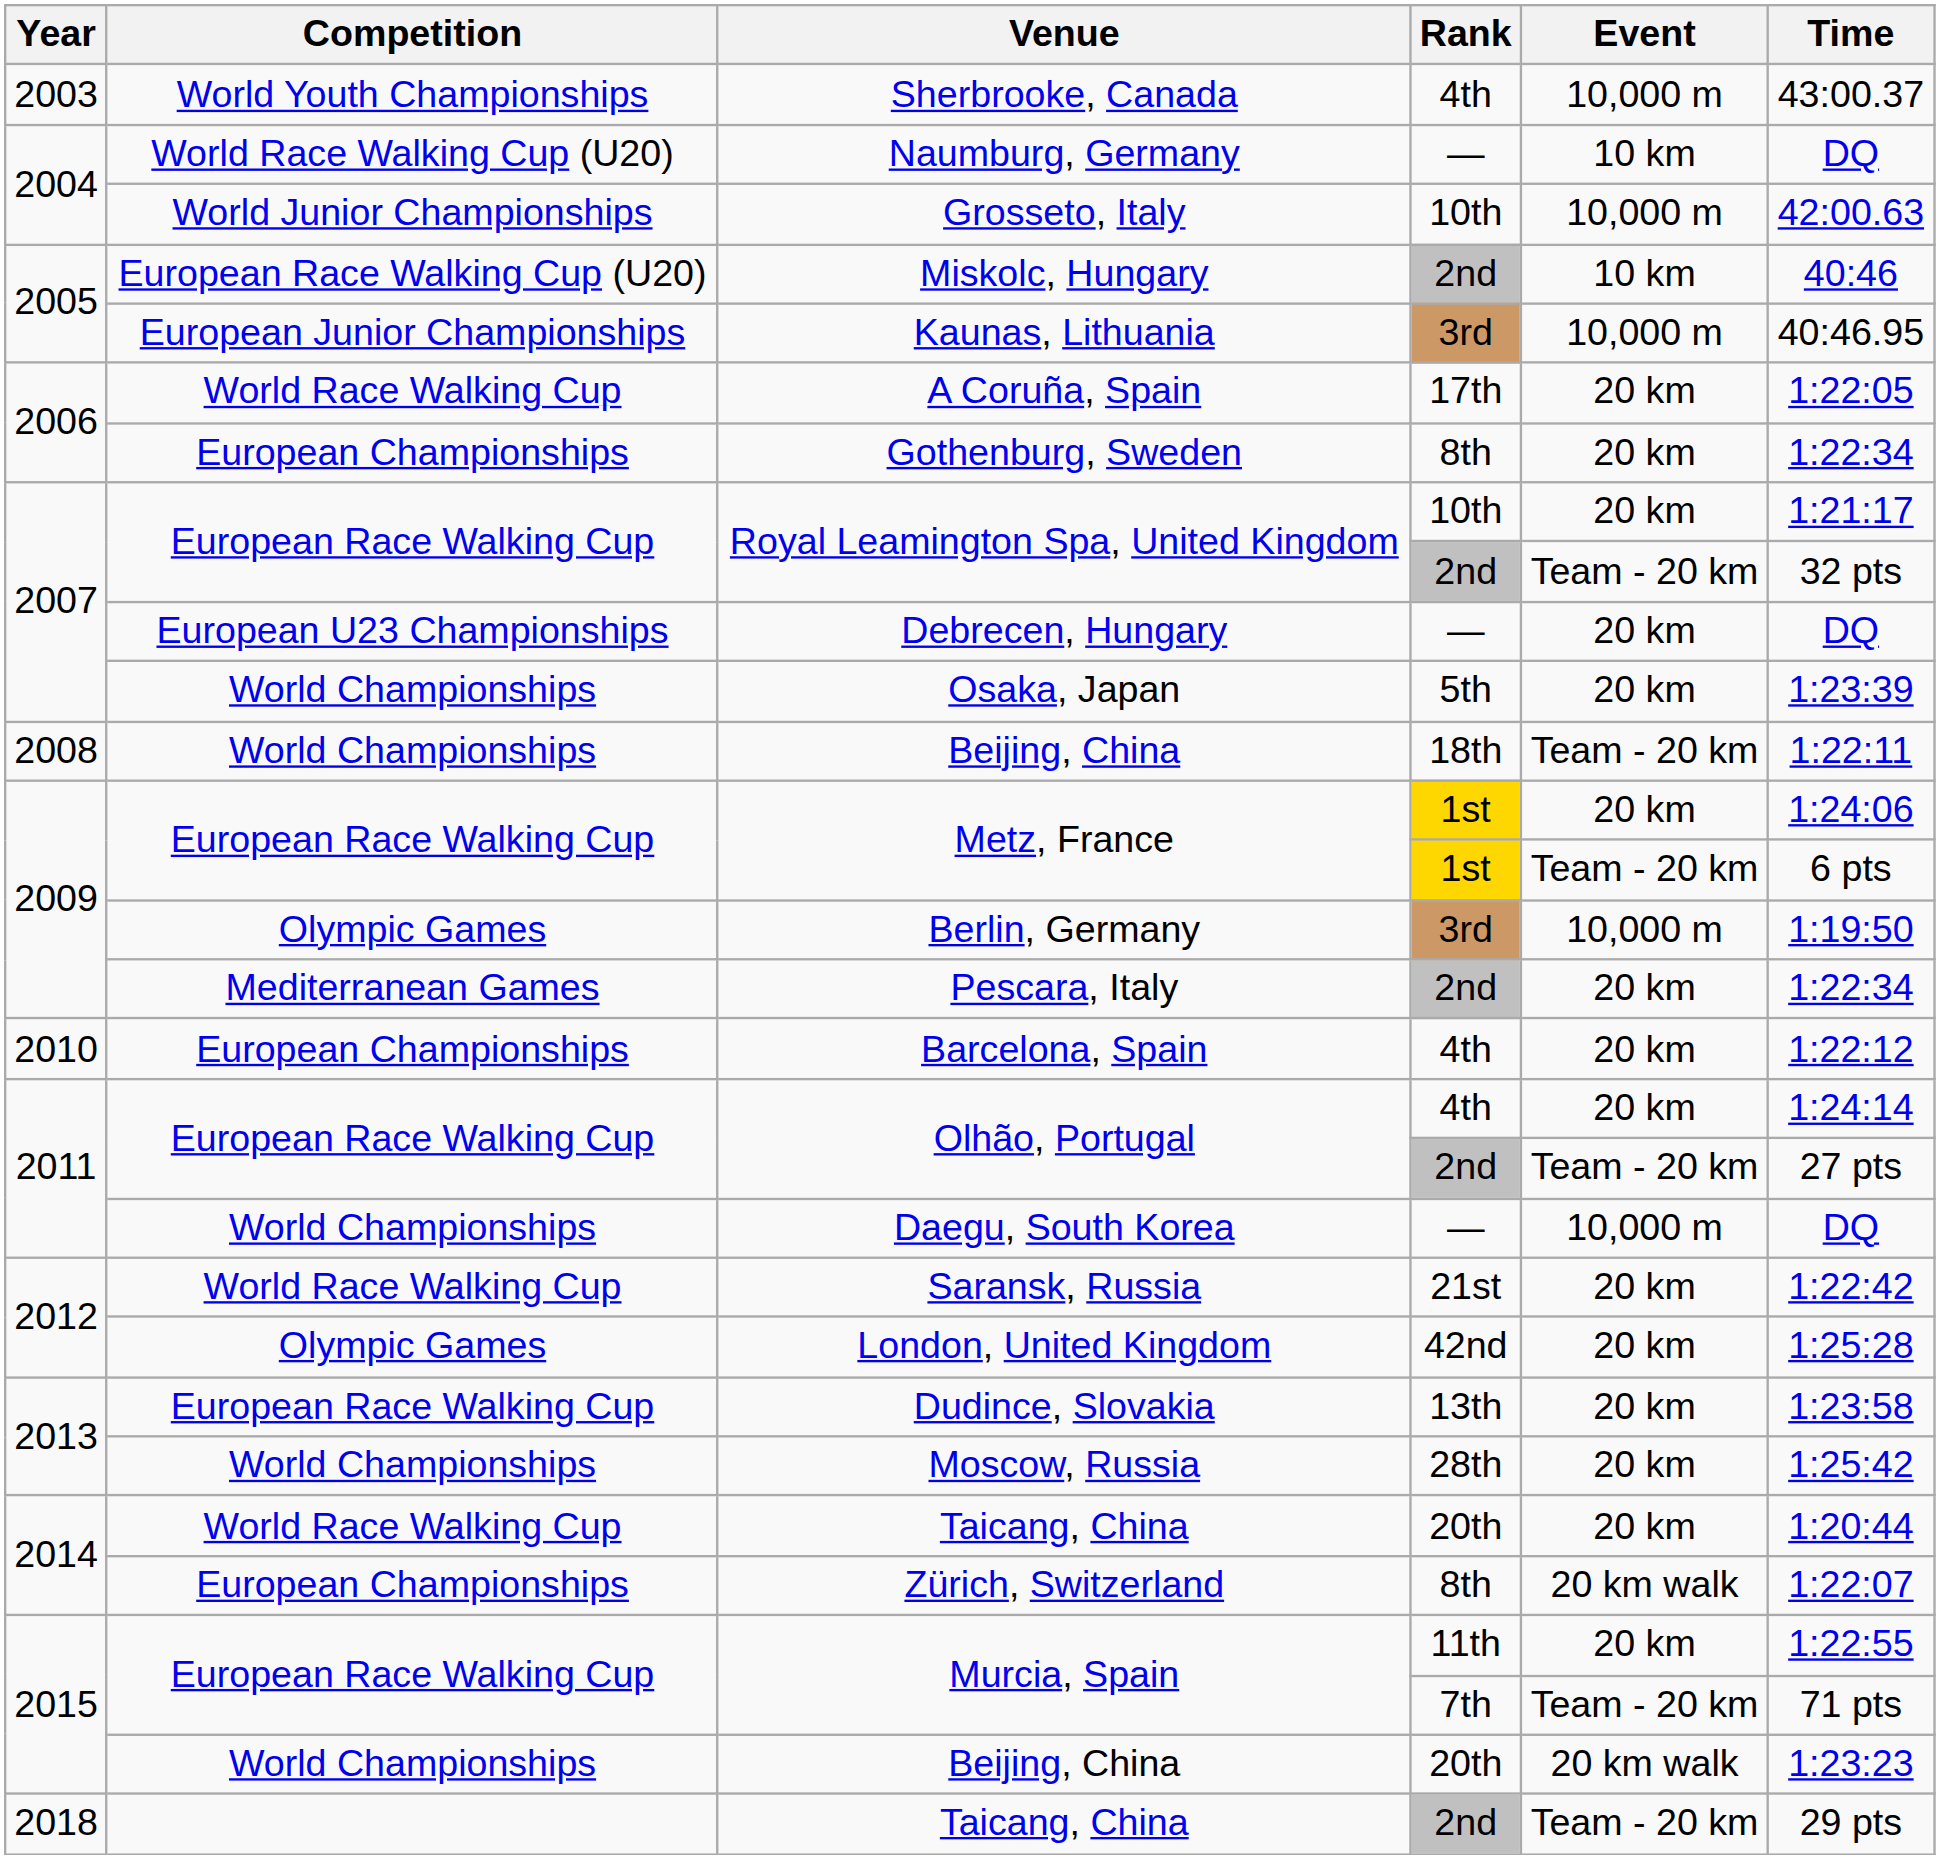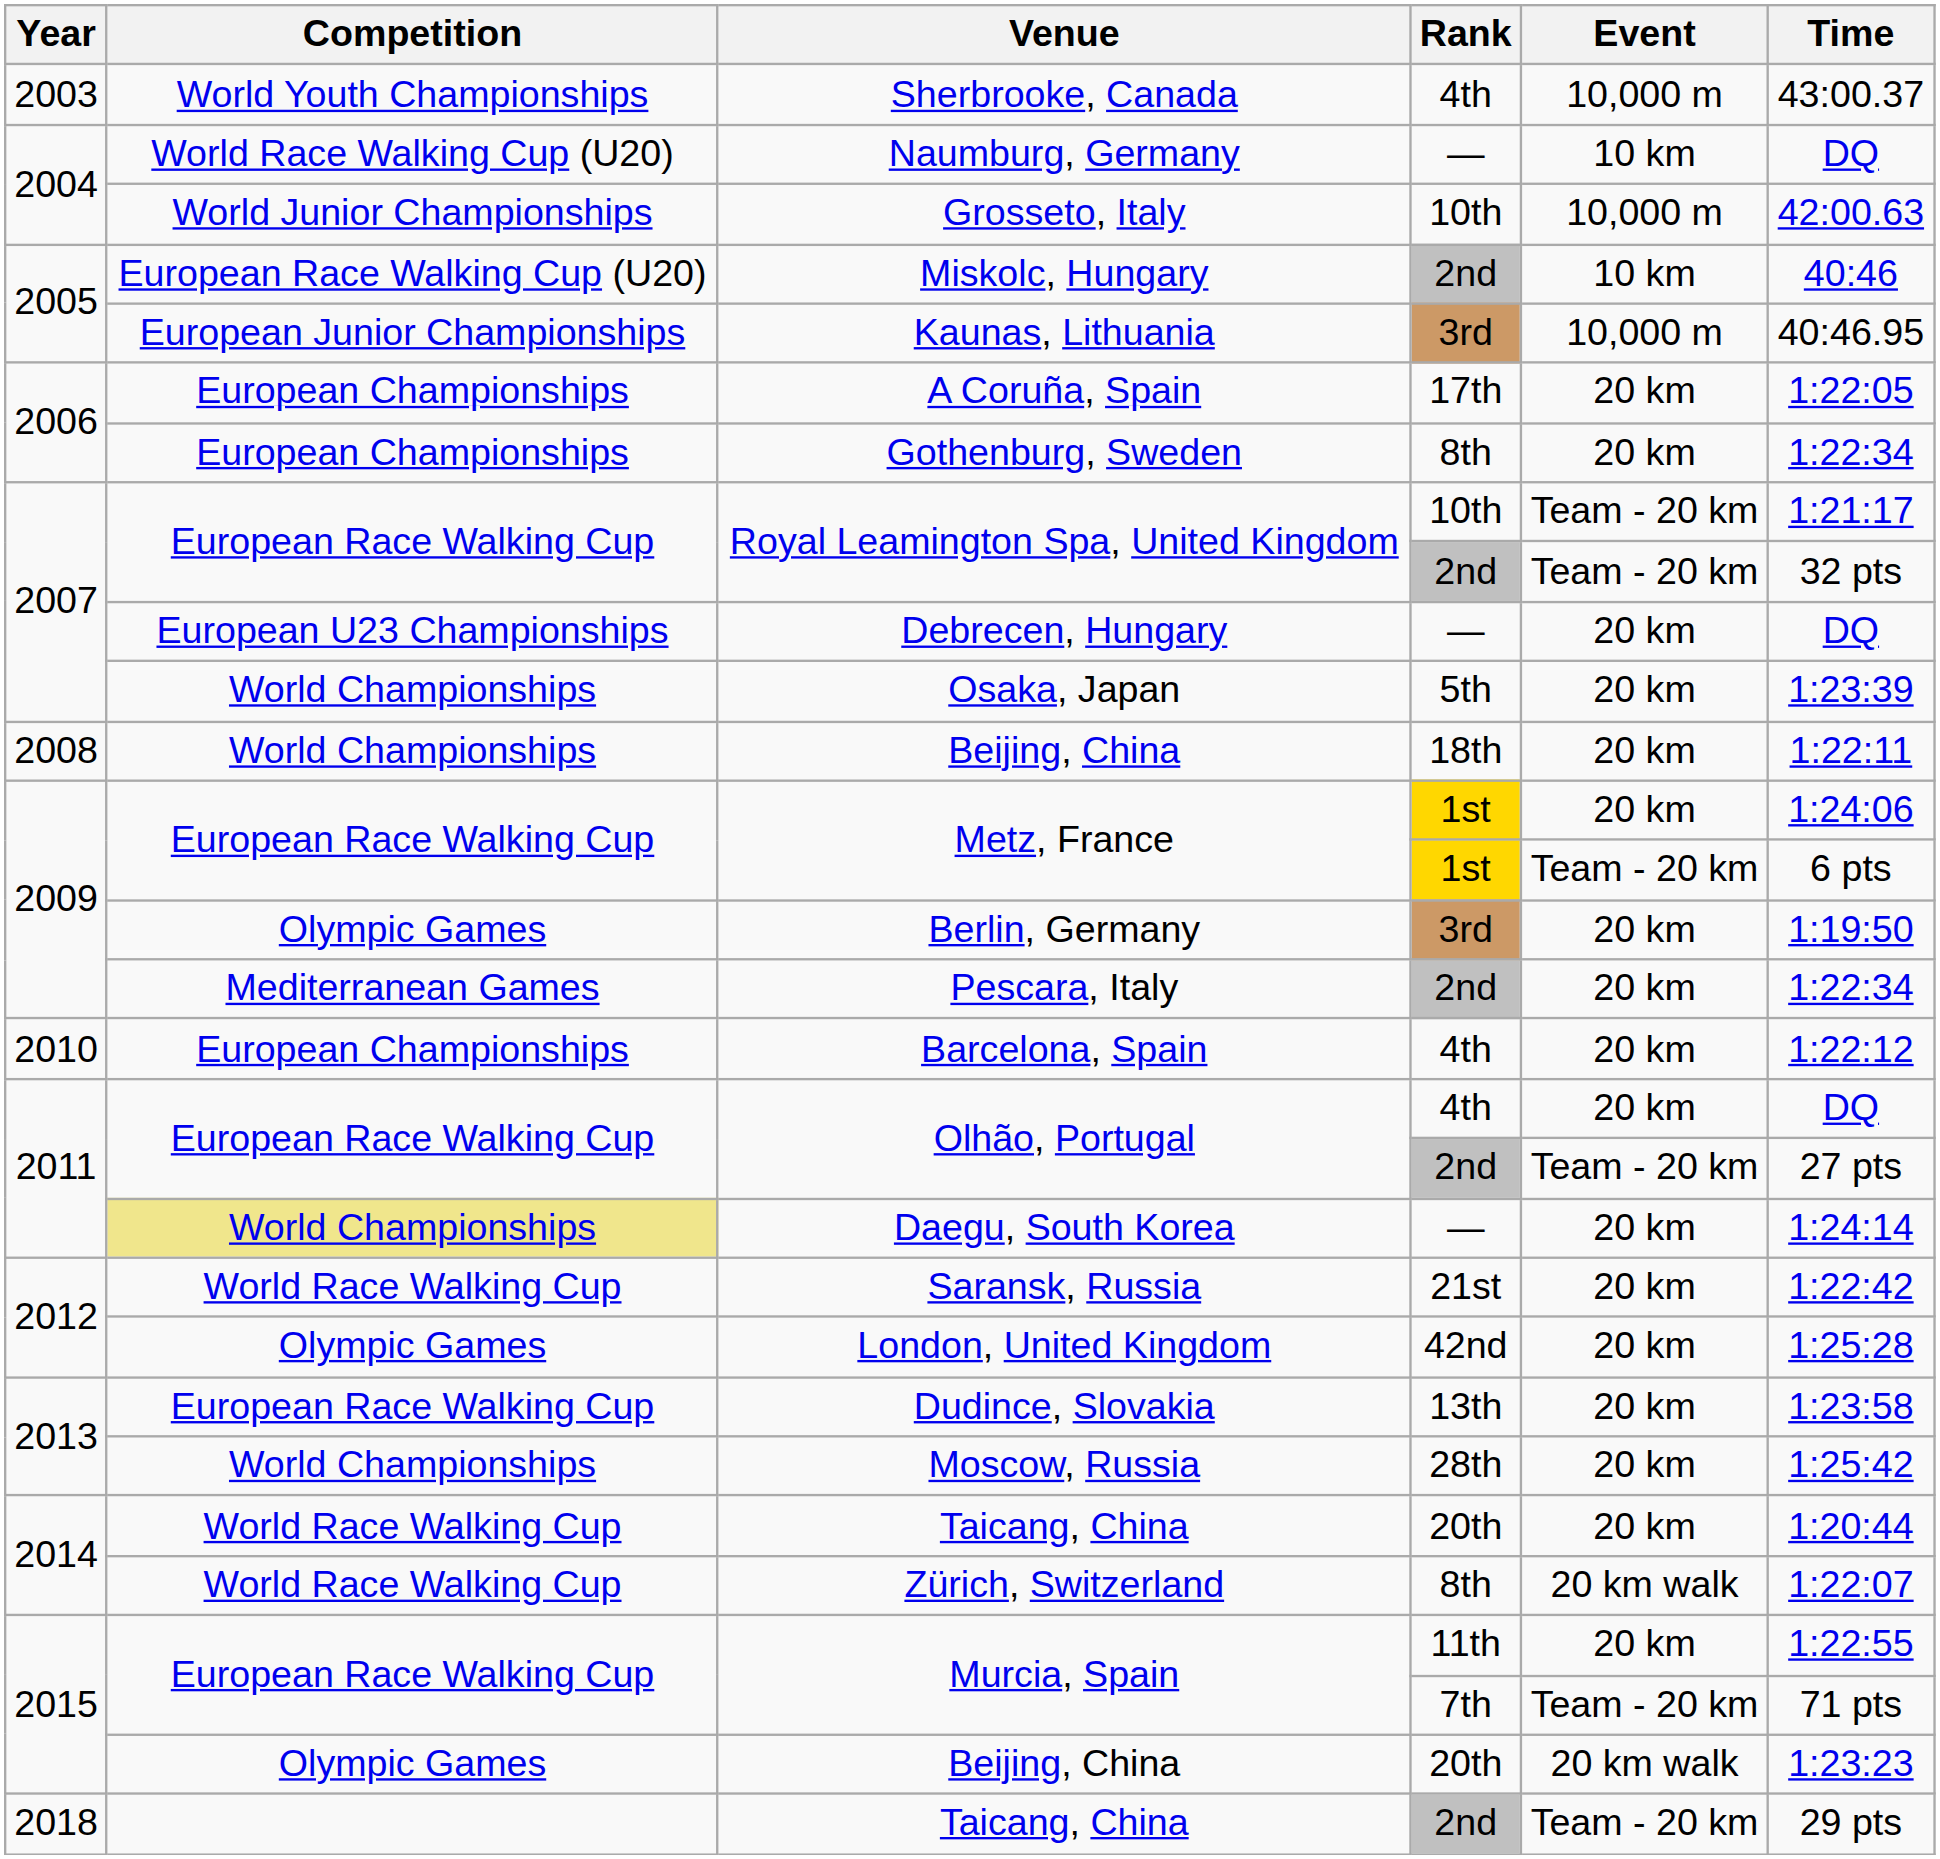(413, 392) World Race Walking Cup -> (413, 392) European Championships
(1645, 511) 20 km -> (1645, 511) Team - 20 km
(1645, 749) Team - 20 km -> (1645, 749) 20 km
(1645, 928) 10,000 m -> (1645, 928) 20 km
(1851, 1107) 1:24:14 -> (1851, 1107) DQ
(413, 1226) no background -> (413, 1226) khaki background
(1645, 1226) 10,000 m -> (1645, 1226) 20 km
(1851, 1226) DQ -> (1851, 1226) 1:24:14
(413, 1584) European Championships -> (413, 1584) World Race Walking Cup
(413, 1763) World Championships -> (413, 1763) Olympic Games
